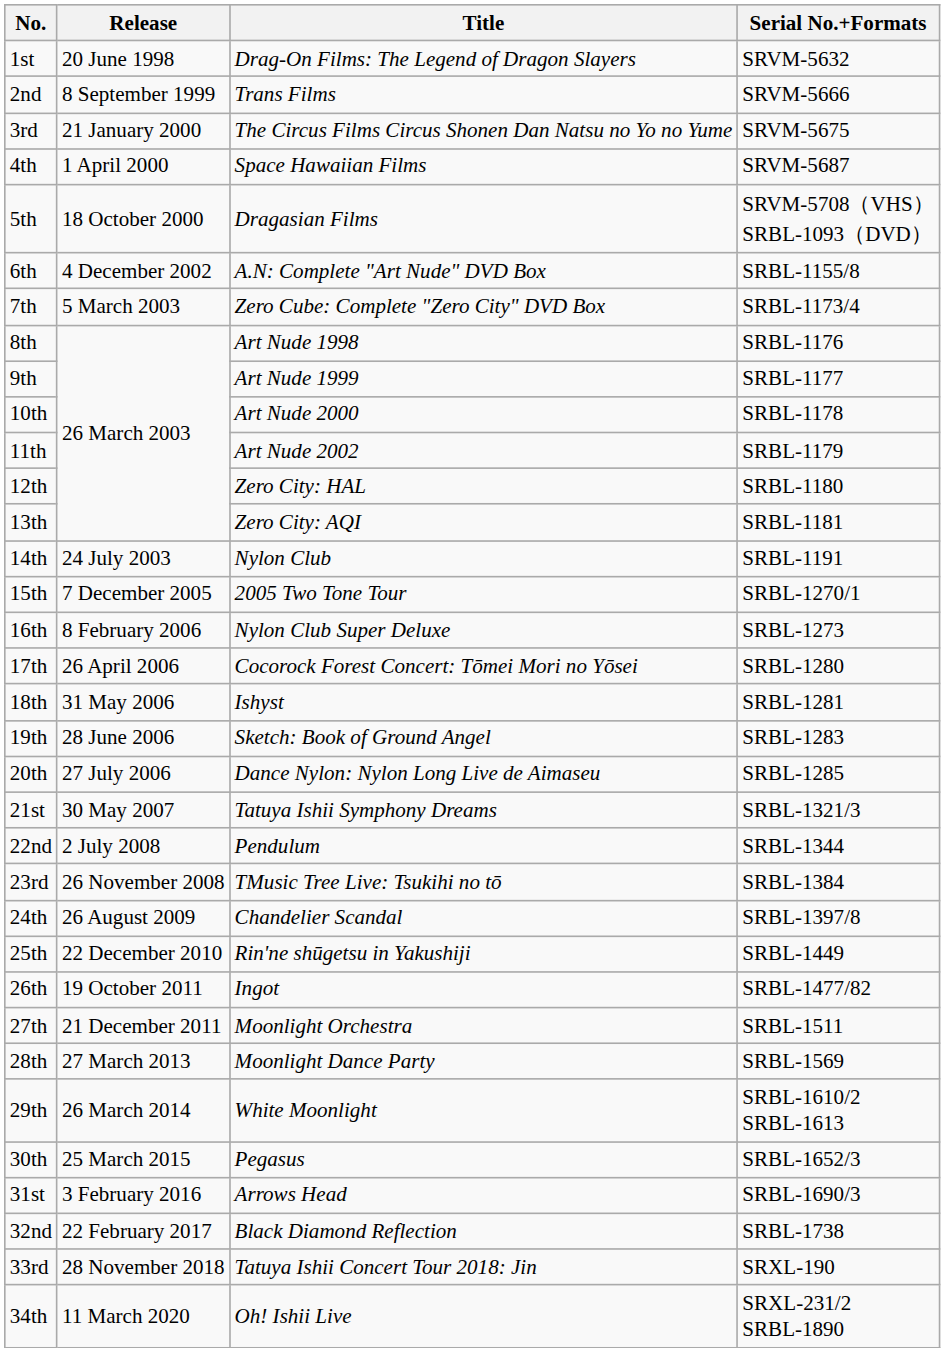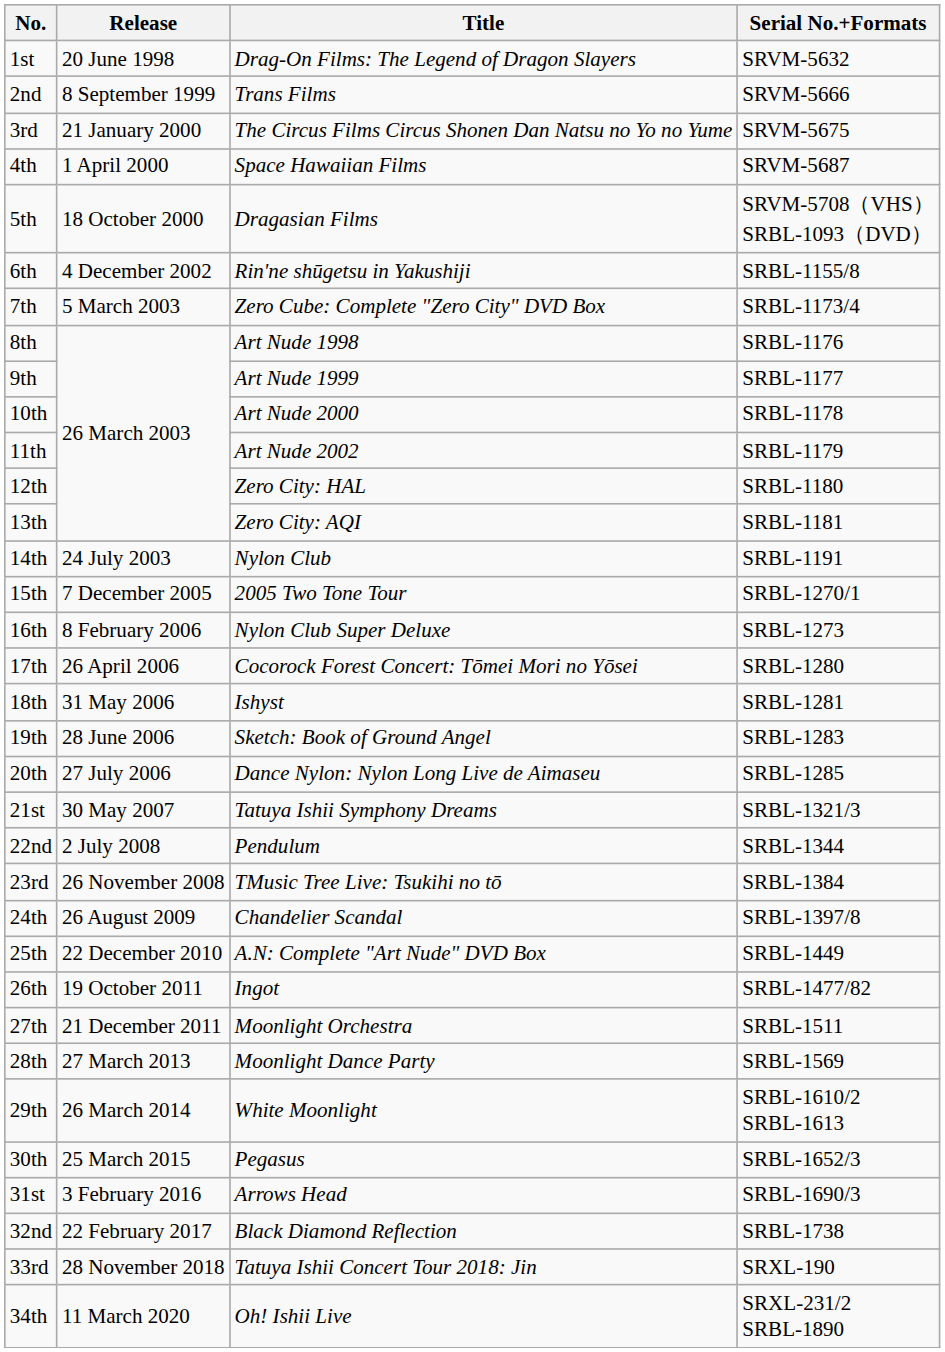(390, 270) A.N: Complete "Art Nude" DVD Box -> (353, 270) Rin'ne shūgetsu in Yakushiji
(353, 953) Rin'ne shūgetsu in Yakushiji -> (390, 953) A.N: Complete "Art Nude" DVD Box
